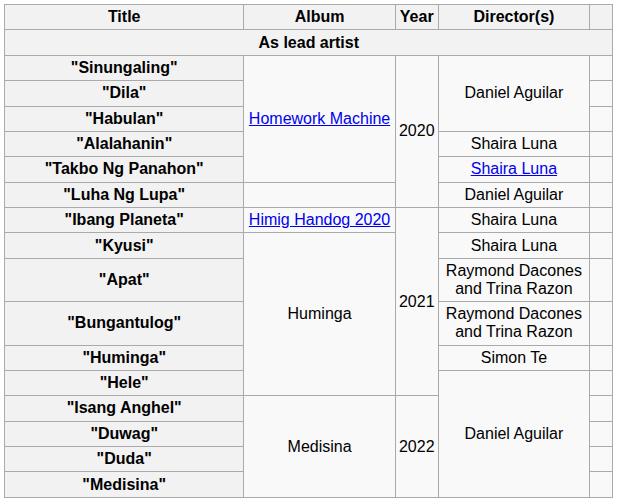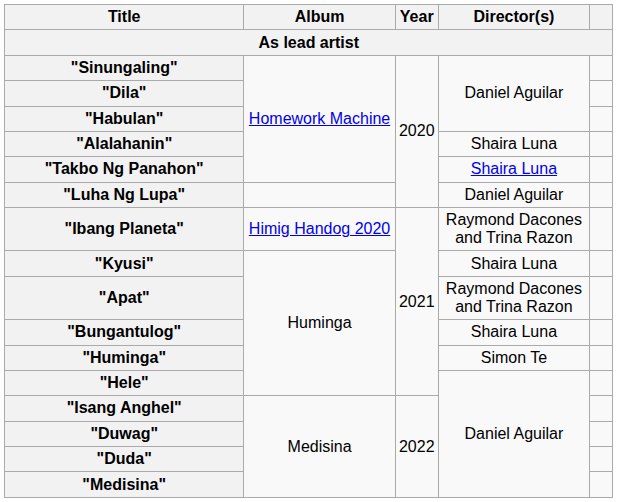(514, 220) Shaira Luna -> (514, 229) Raymond Dacones and Trina Razon
(514, 323) Raymond Dacones and Trina Razon -> (514, 332) Shaira Luna
